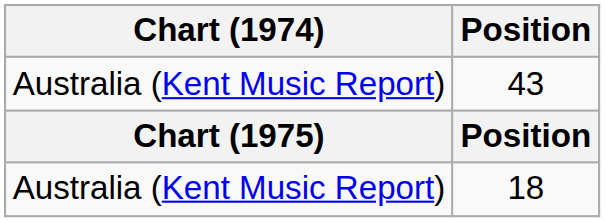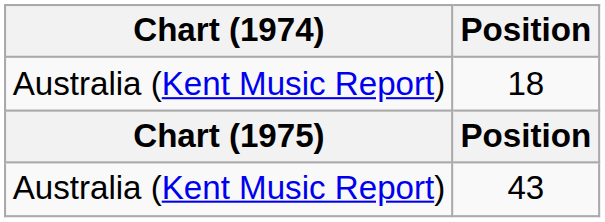rows swapped: (526, 83) <-> (526, 188)
